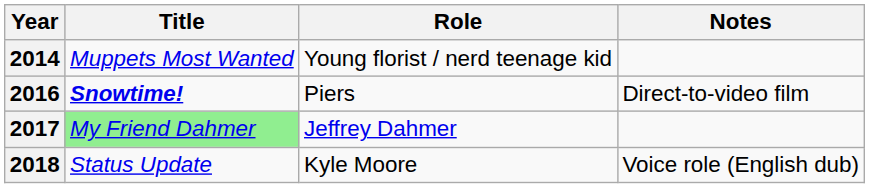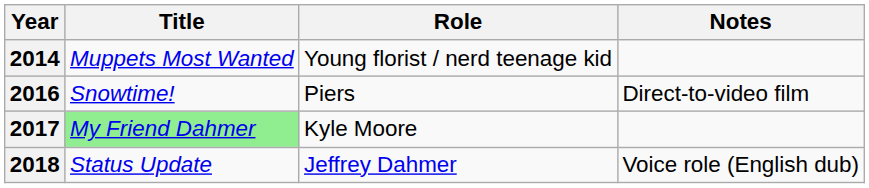(127, 93) bold -> (122, 93) normal
(380, 128) Jeffrey Dahmer -> (361, 128) Kyle Moore
(361, 164) Kyle Moore -> (380, 164) Jeffrey Dahmer
